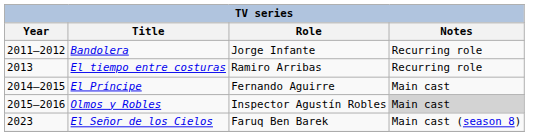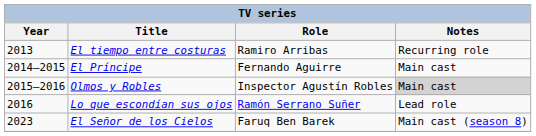- row: (100, 49)
+ row: (151, 104)
